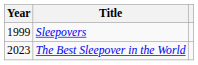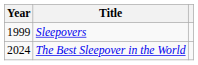(19, 50) 2023 -> (19, 50) 2024
